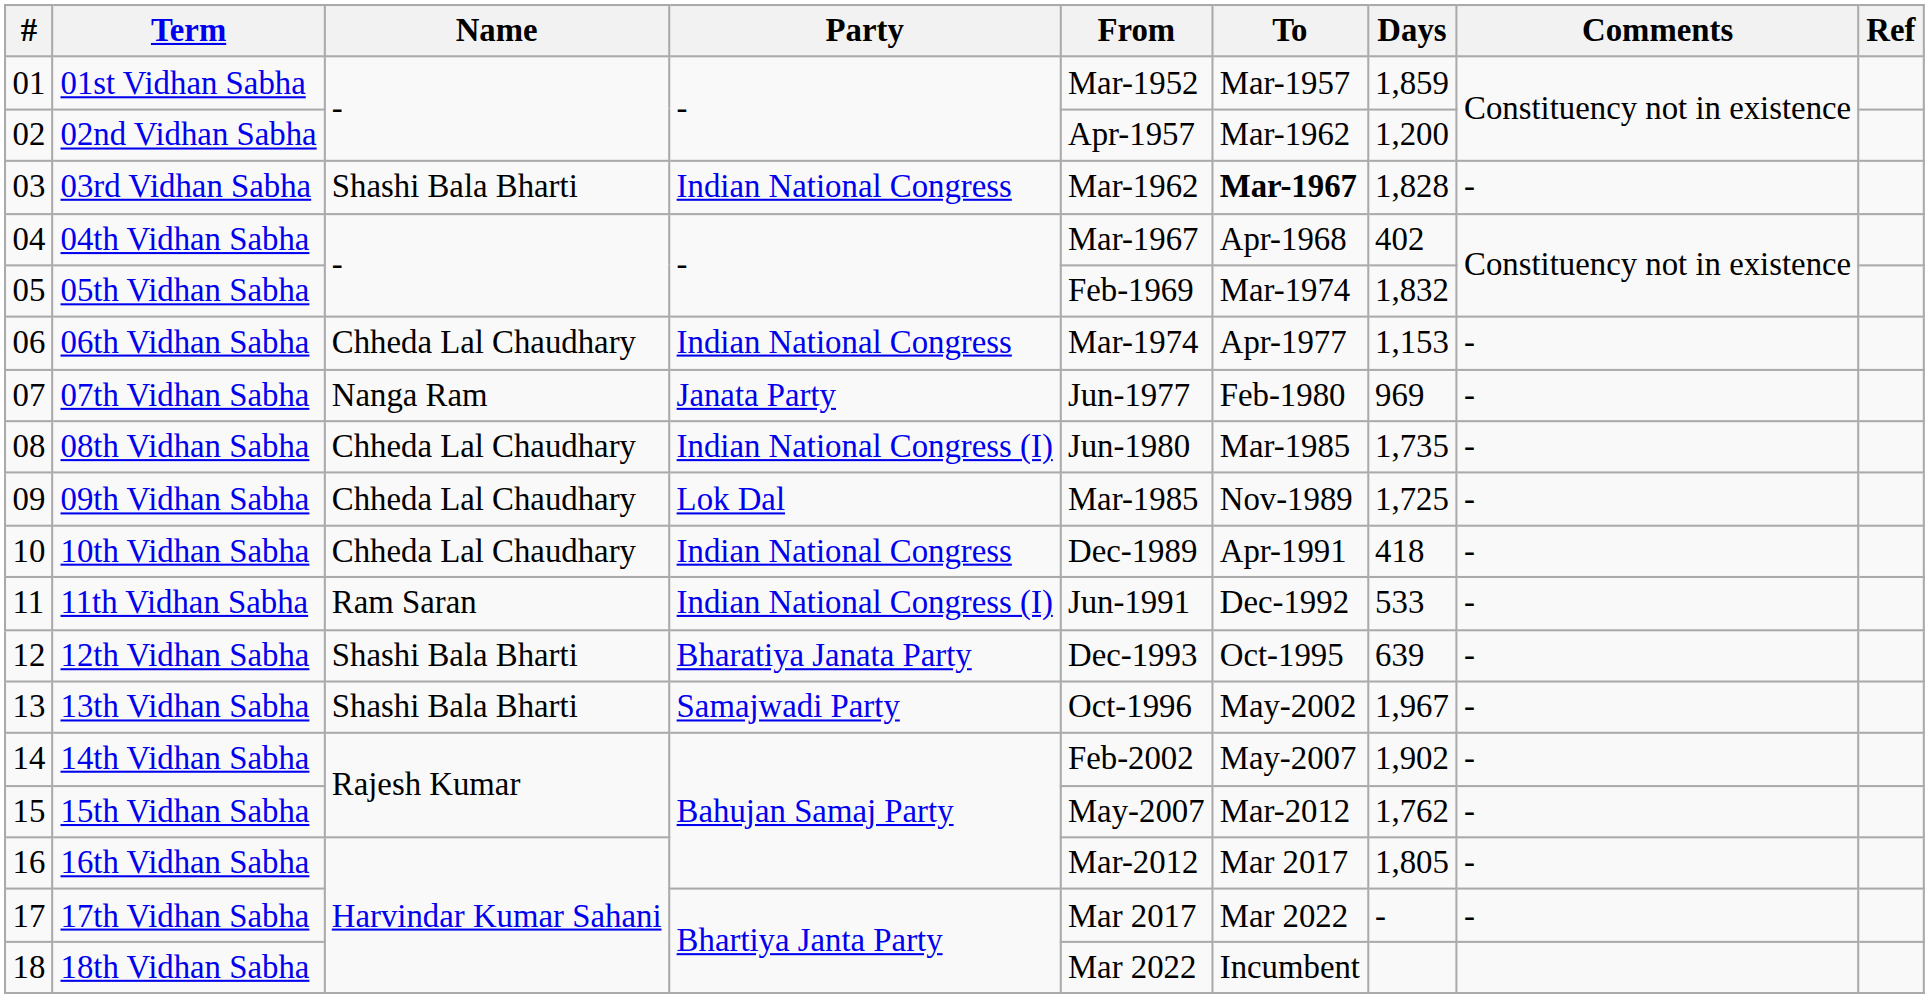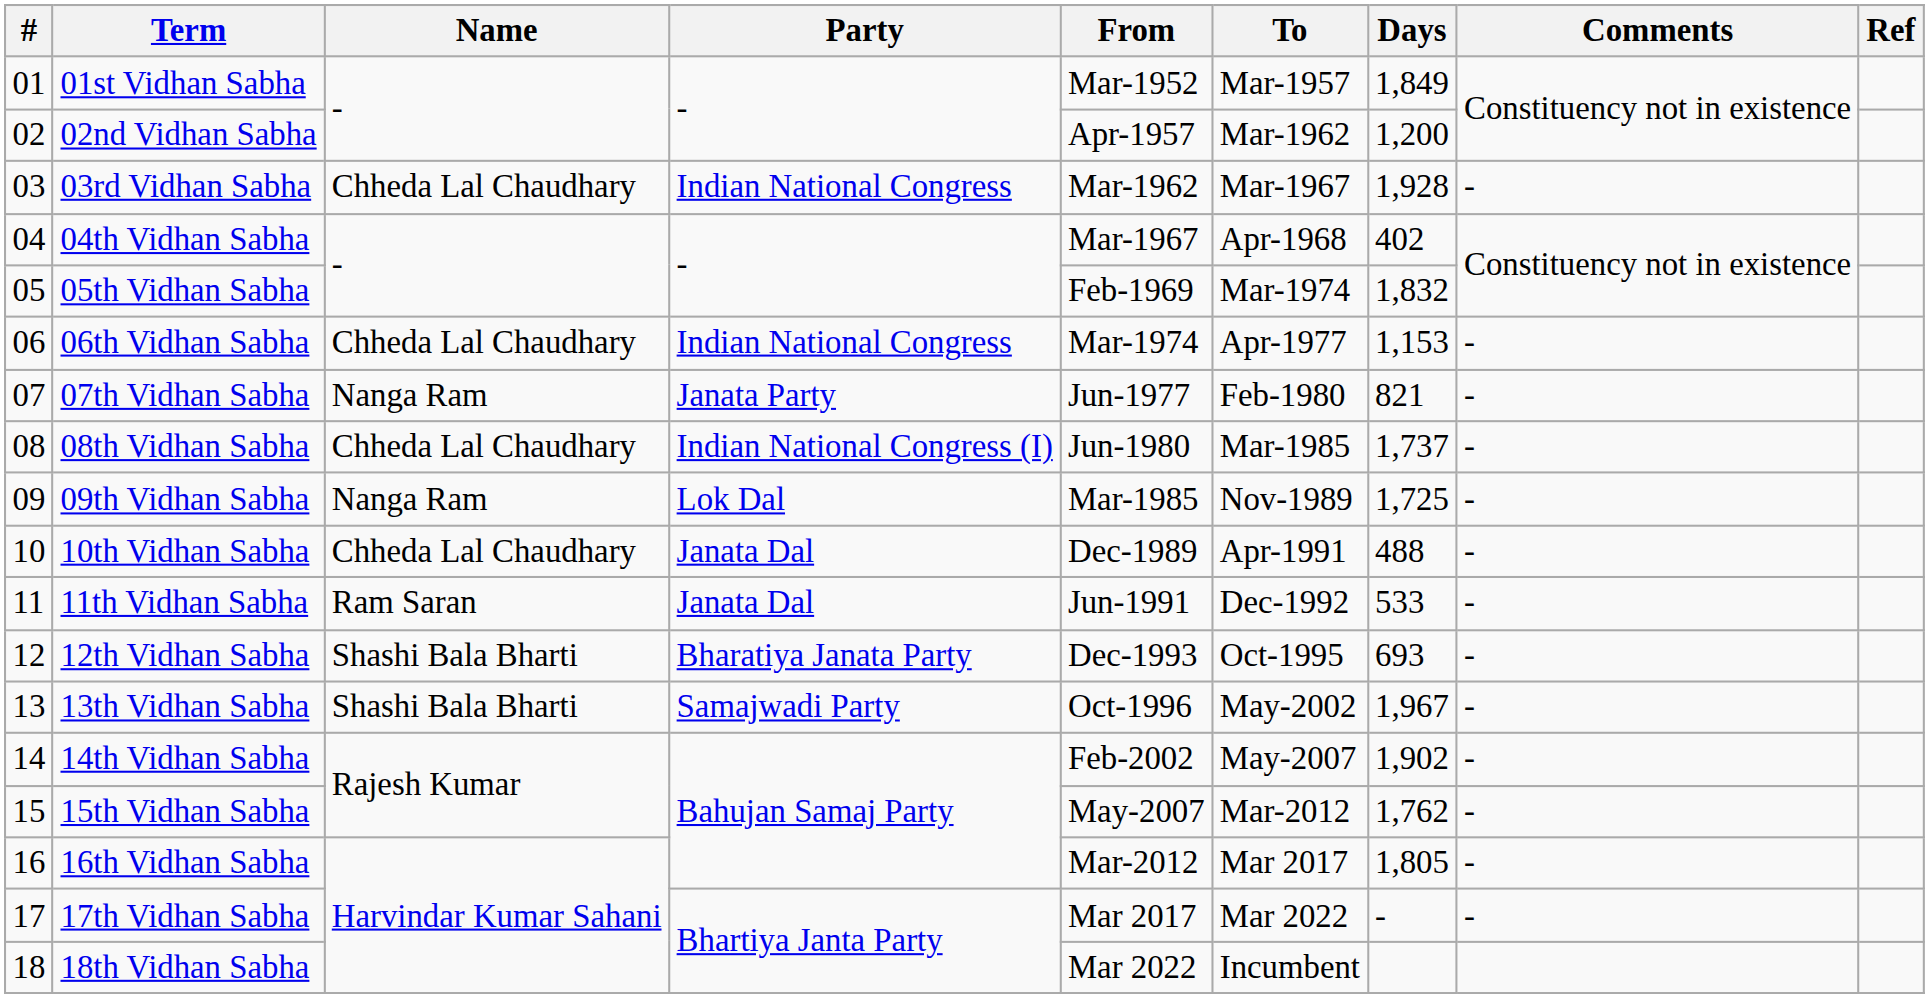(1412, 82) 1,859 -> (1412, 82) 1,849
(455, 186) Shashi Bala Bharti -> (484, 186) Chheda Lal Chaudhary
(1288, 186) bold -> (1285, 186) normal
(1412, 186) 1,828 -> (1412, 186) 1,928
(1400, 394) 969 -> (1400, 394) 821
(1412, 446) 1,735 -> (1412, 446) 1,737
(484, 498) Chheda Lal Chaudhary -> (410, 498) Nanga Ram
(844, 550) Indian National Congress -> (745, 550) Janata Dal
(1400, 550) 418 -> (1400, 550) 488
(865, 602) Indian National Congress (I) -> (745, 602) Janata Dal
(1400, 654) 639 -> (1400, 654) 693
